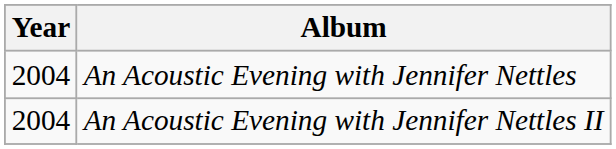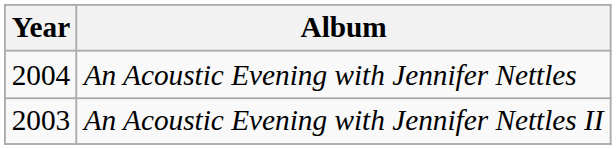(41, 120) 2004 -> (41, 120) 2003
